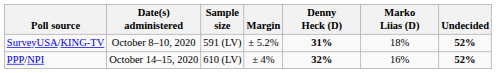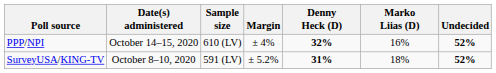rows swapped: (26, 60) <-> (56, 43)
